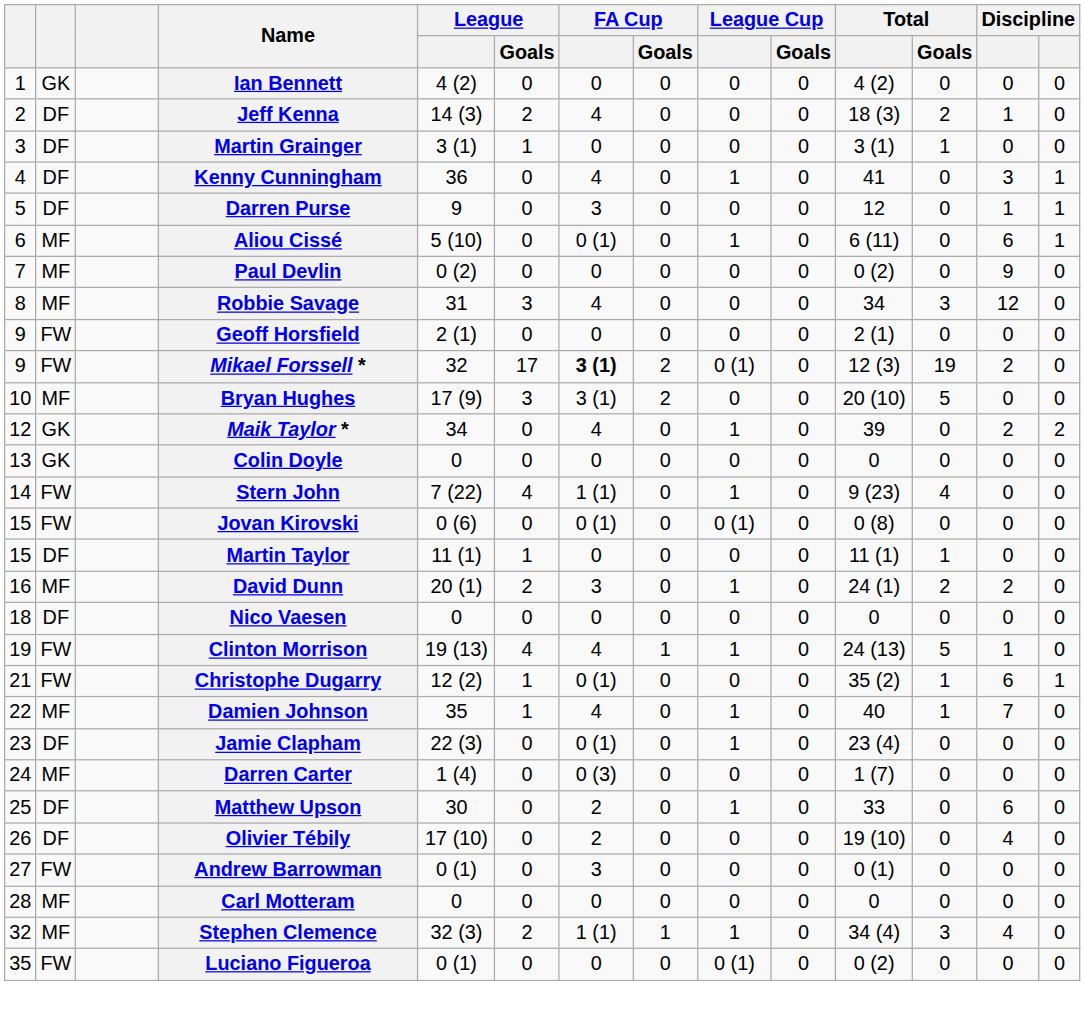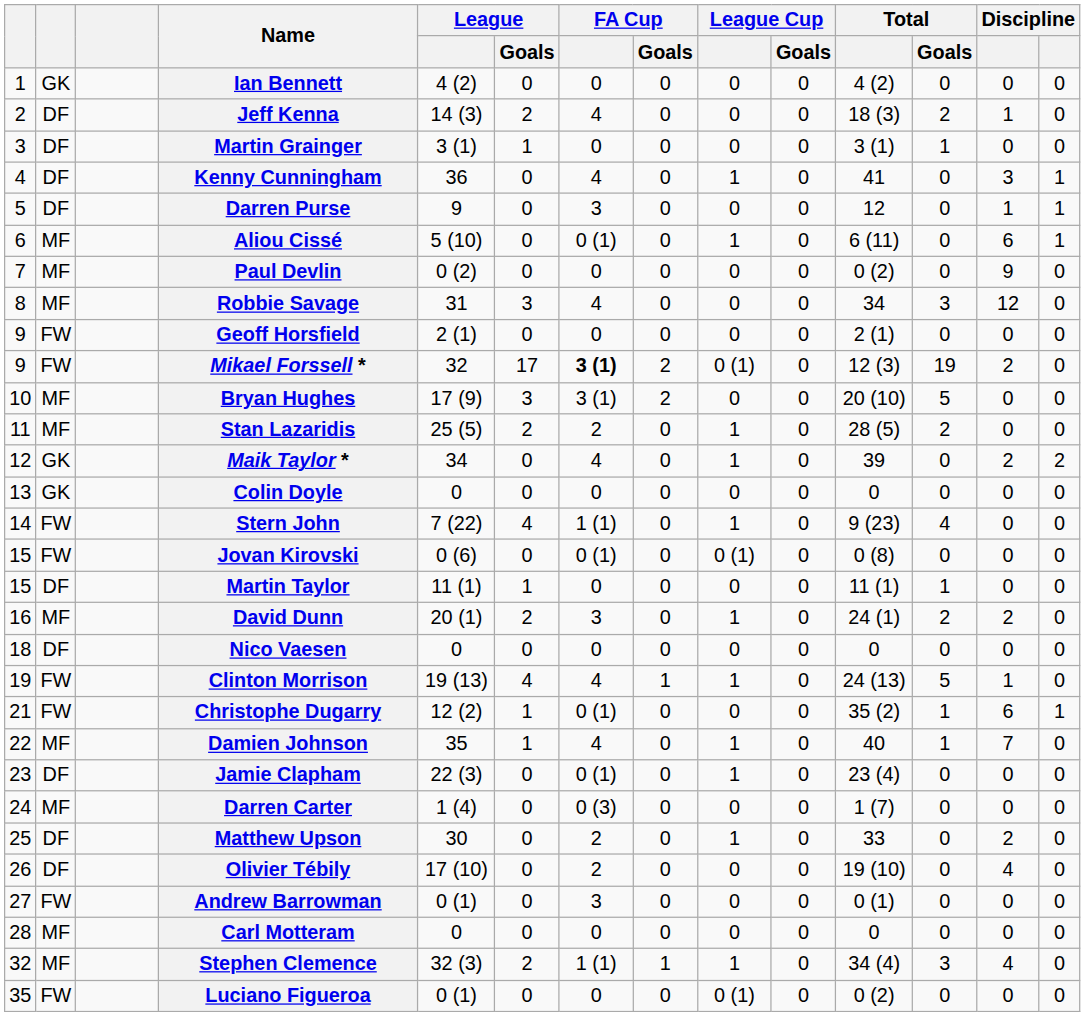+ row: (288, 429)
(1008, 806) 6 -> (1008, 838) 2
